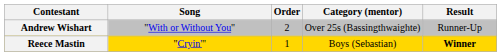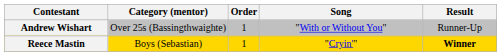columns swapped: (363, 12) <-> (190, 12)
(287, 28) 2 -> (244, 28) 1
